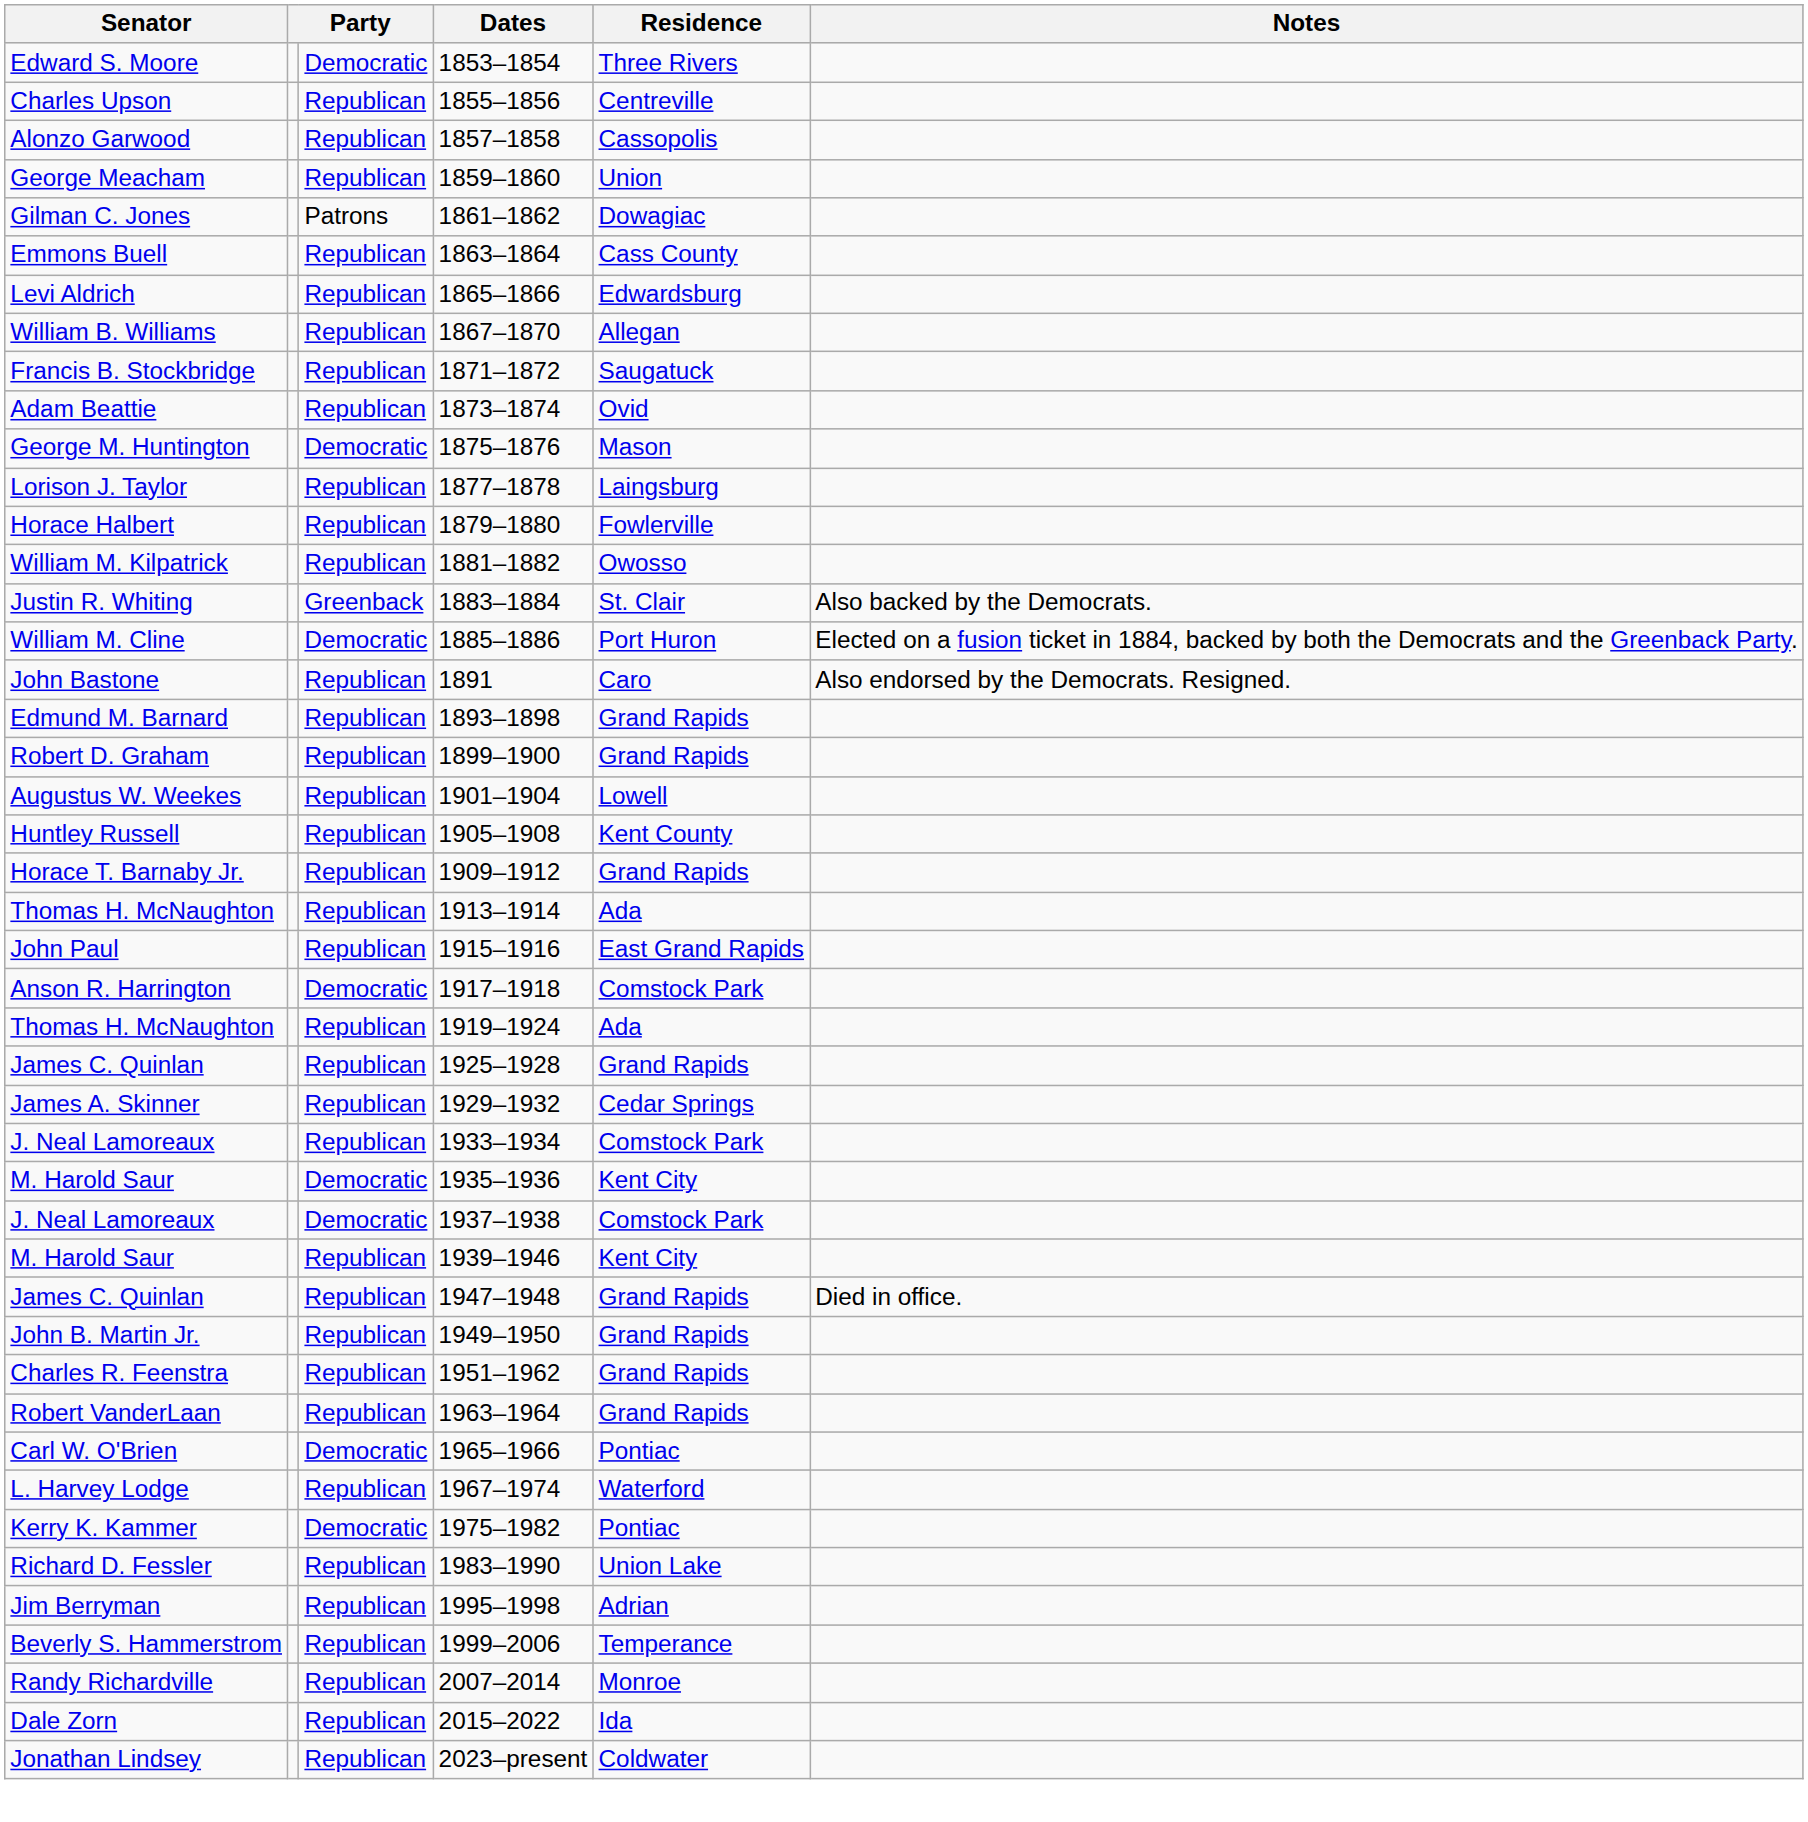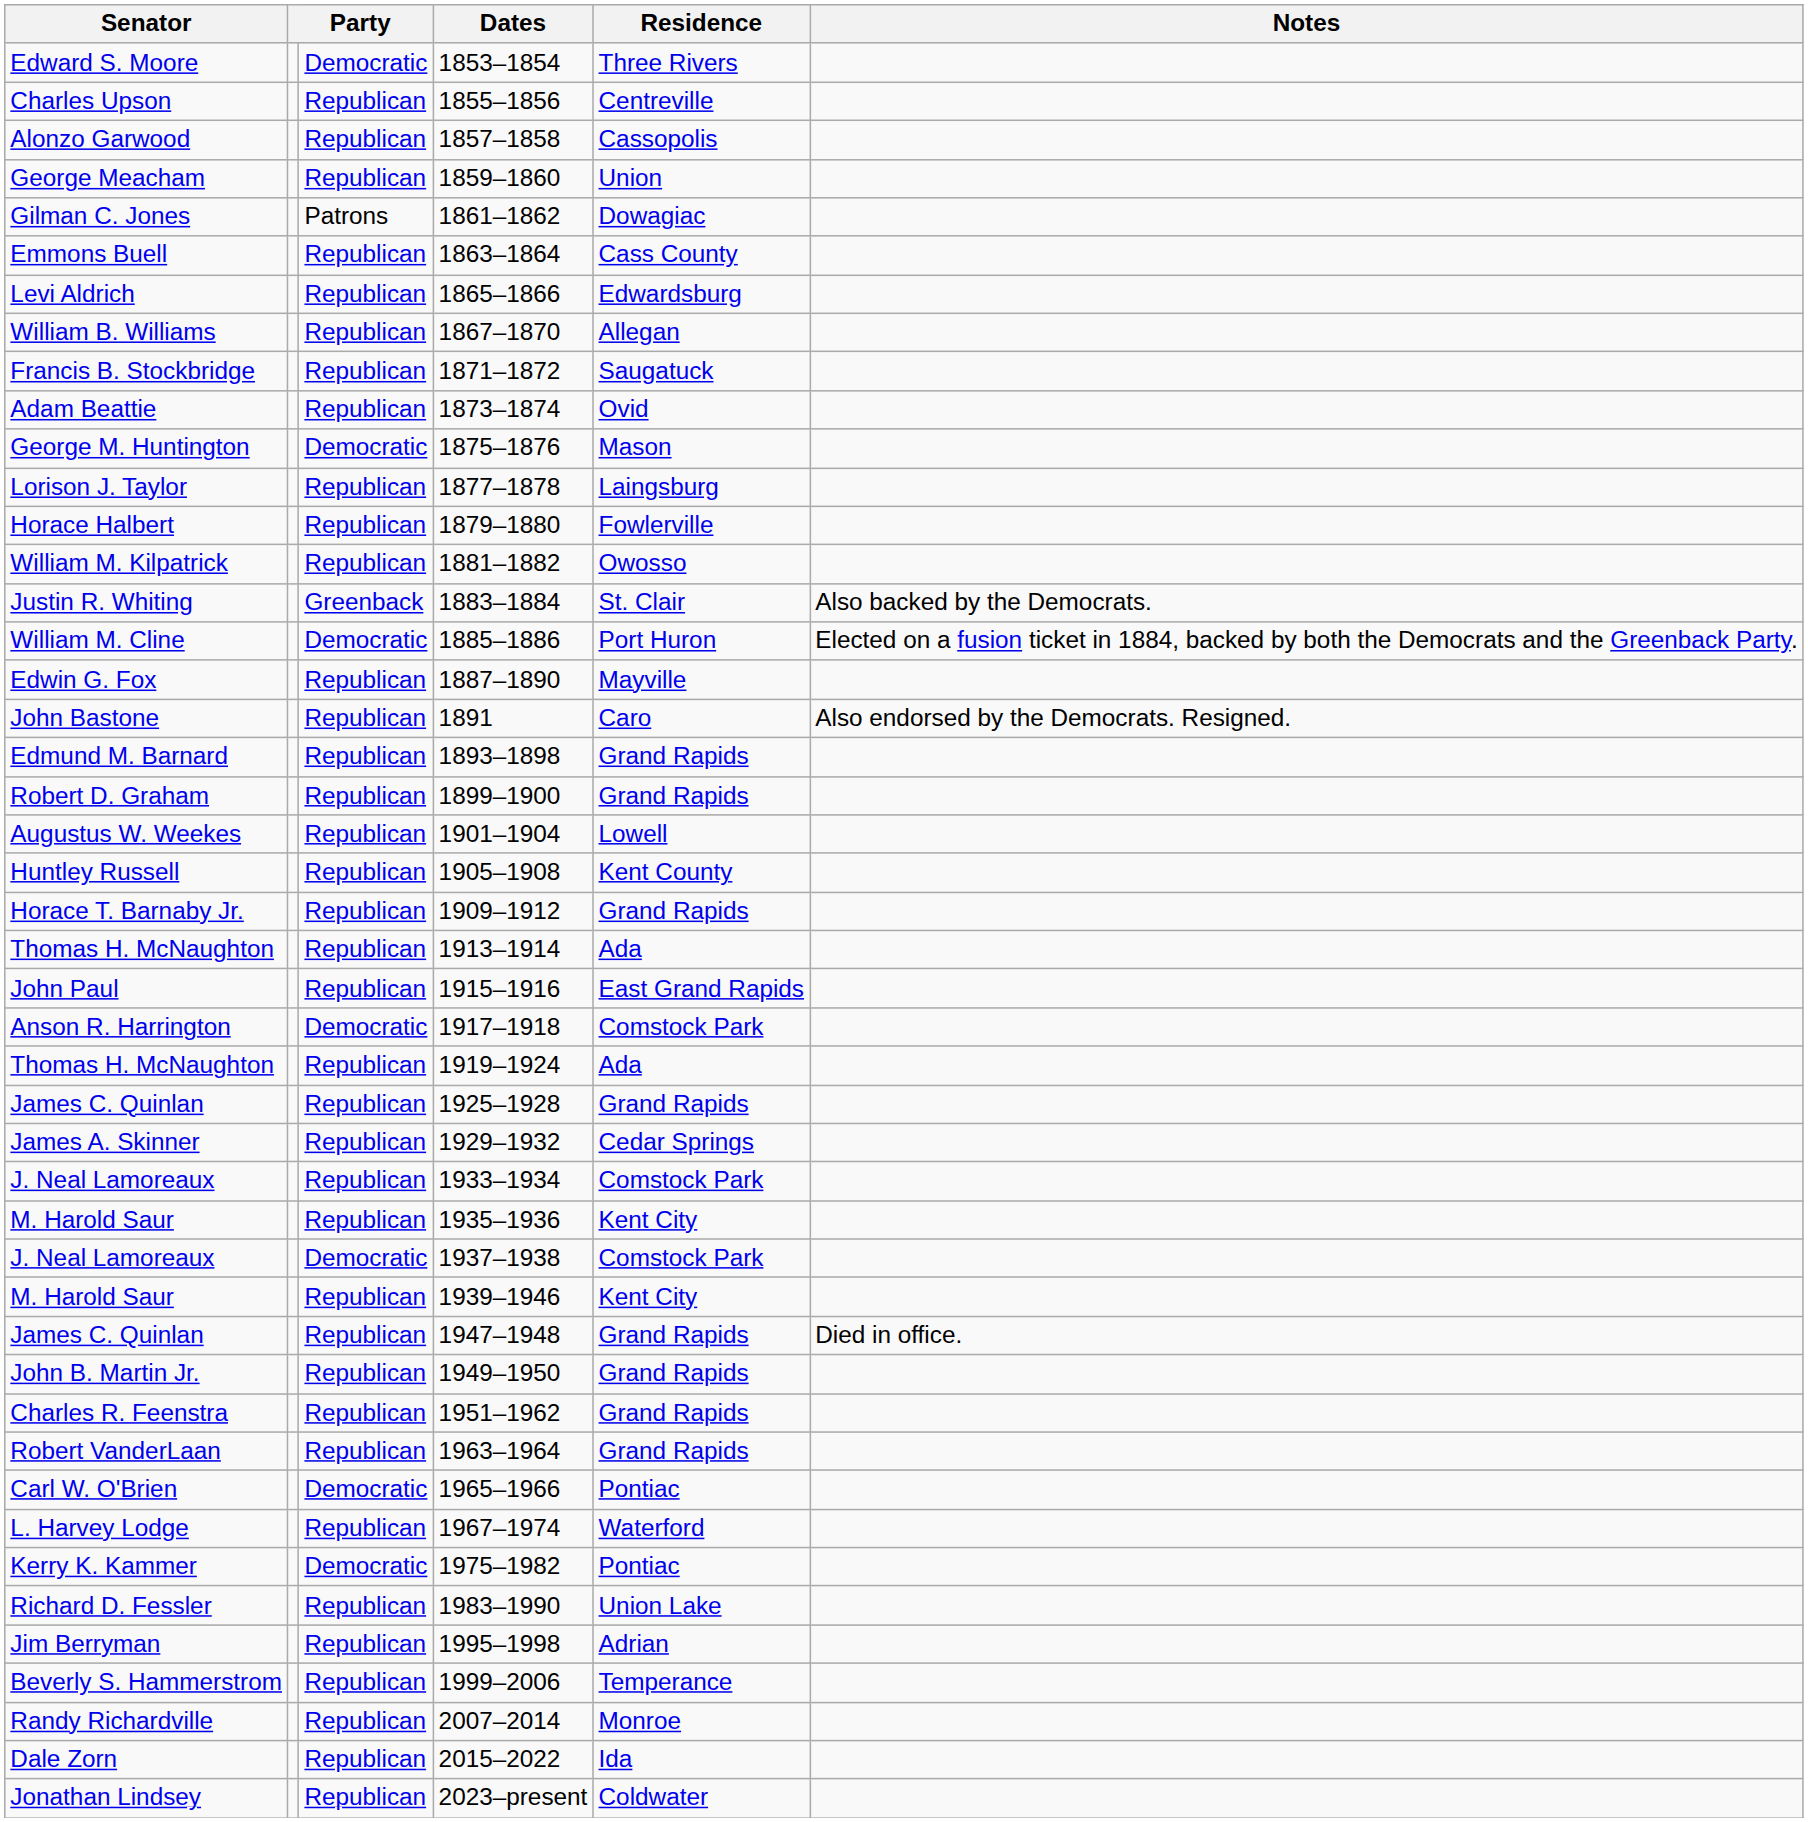+ row: (83, 679)
(366, 1180) Democratic -> (365, 1219) Republican
